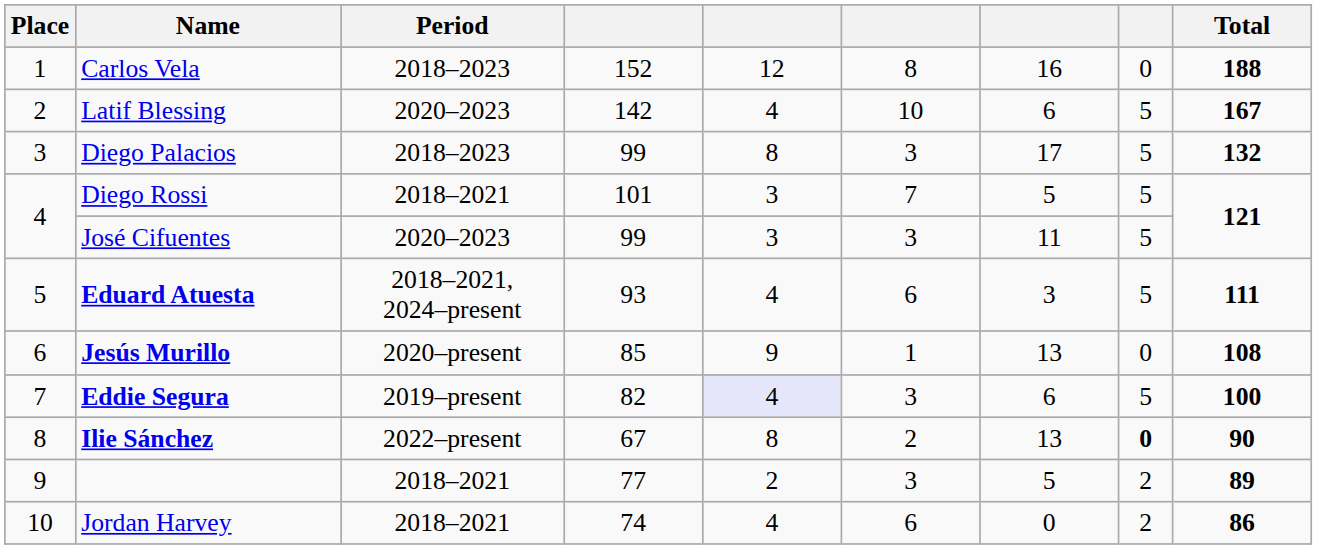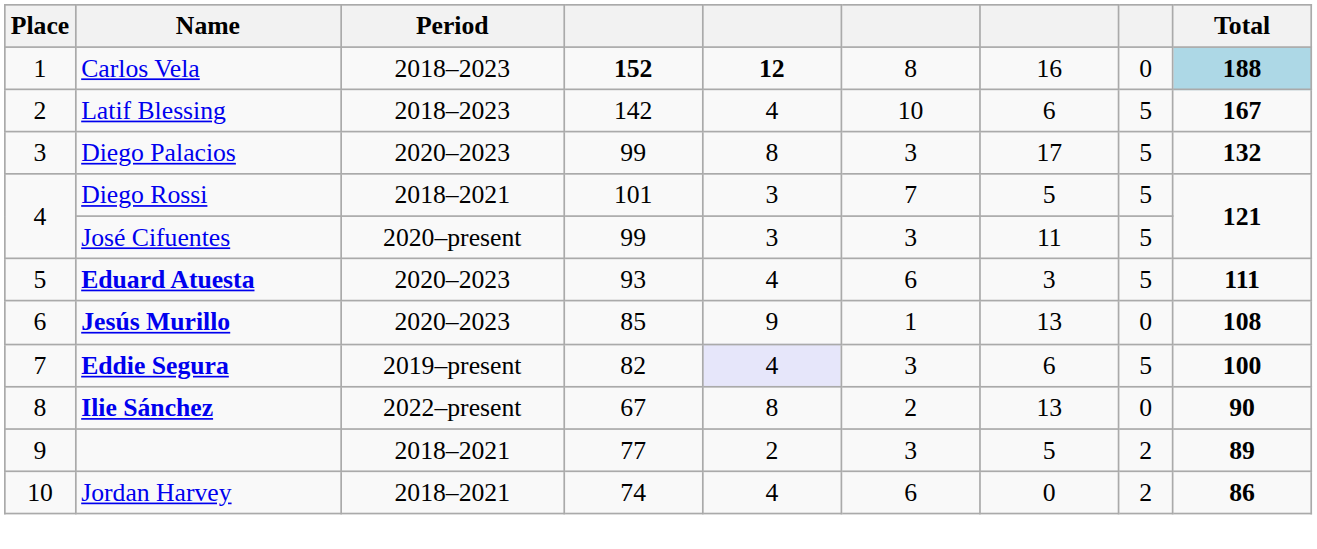(633, 68) normal -> (633, 68) bold
(772, 68) normal -> (772, 68) bold
(1242, 68) no background -> (1242, 68) lightblue background
(452, 110) 2020–2023 -> (452, 110) 2018–2023
(452, 152) 2018–2023 -> (452, 152) 2020–2023
(452, 237) 2020–2023 -> (452, 237) 2020–present
(452, 295) 2018–2021, 2024–present -> (452, 279) 2020–2023
(452, 352) 2020–present -> (452, 322) 2020–2023
(1146, 437) bold -> (1146, 407) normal
